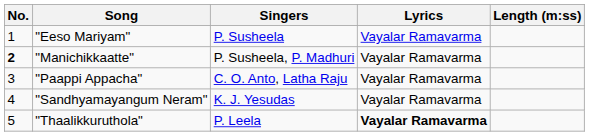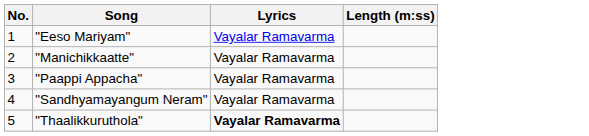- column: (284, 15)
(11, 58) bold -> (11, 58) normal
